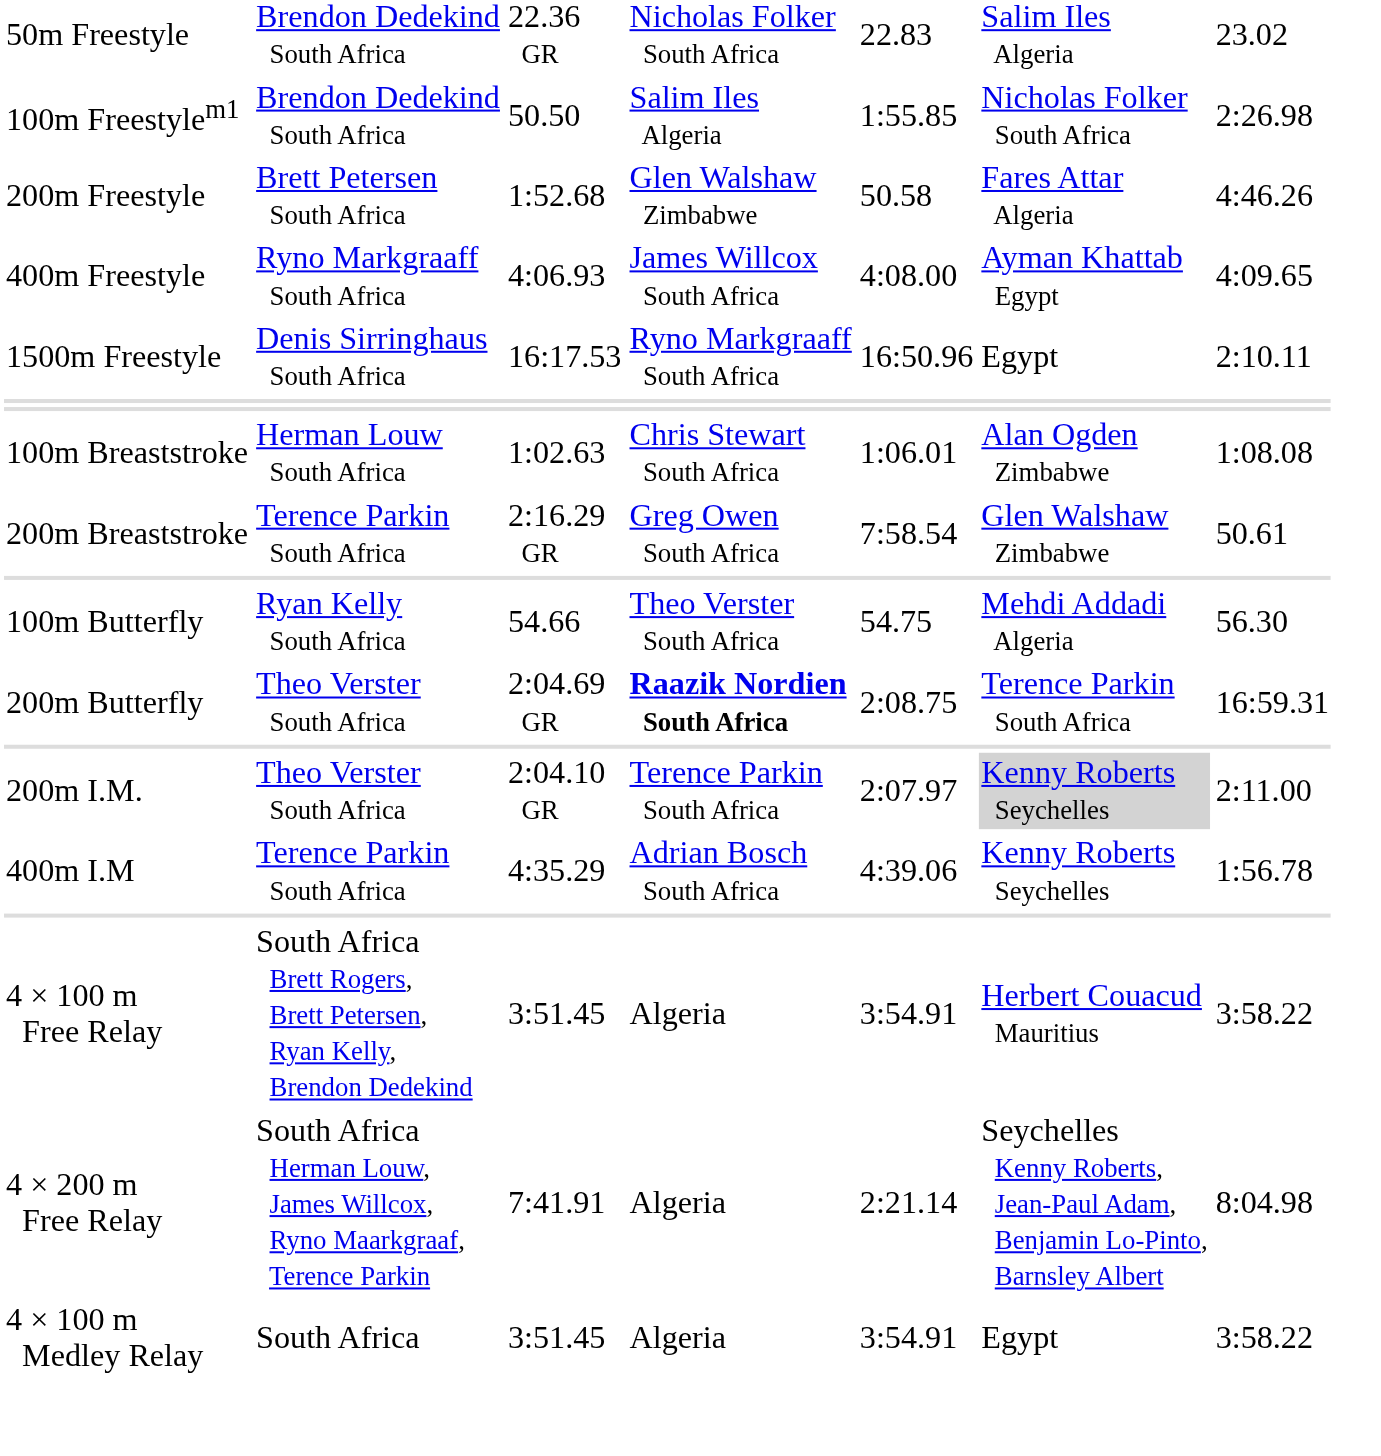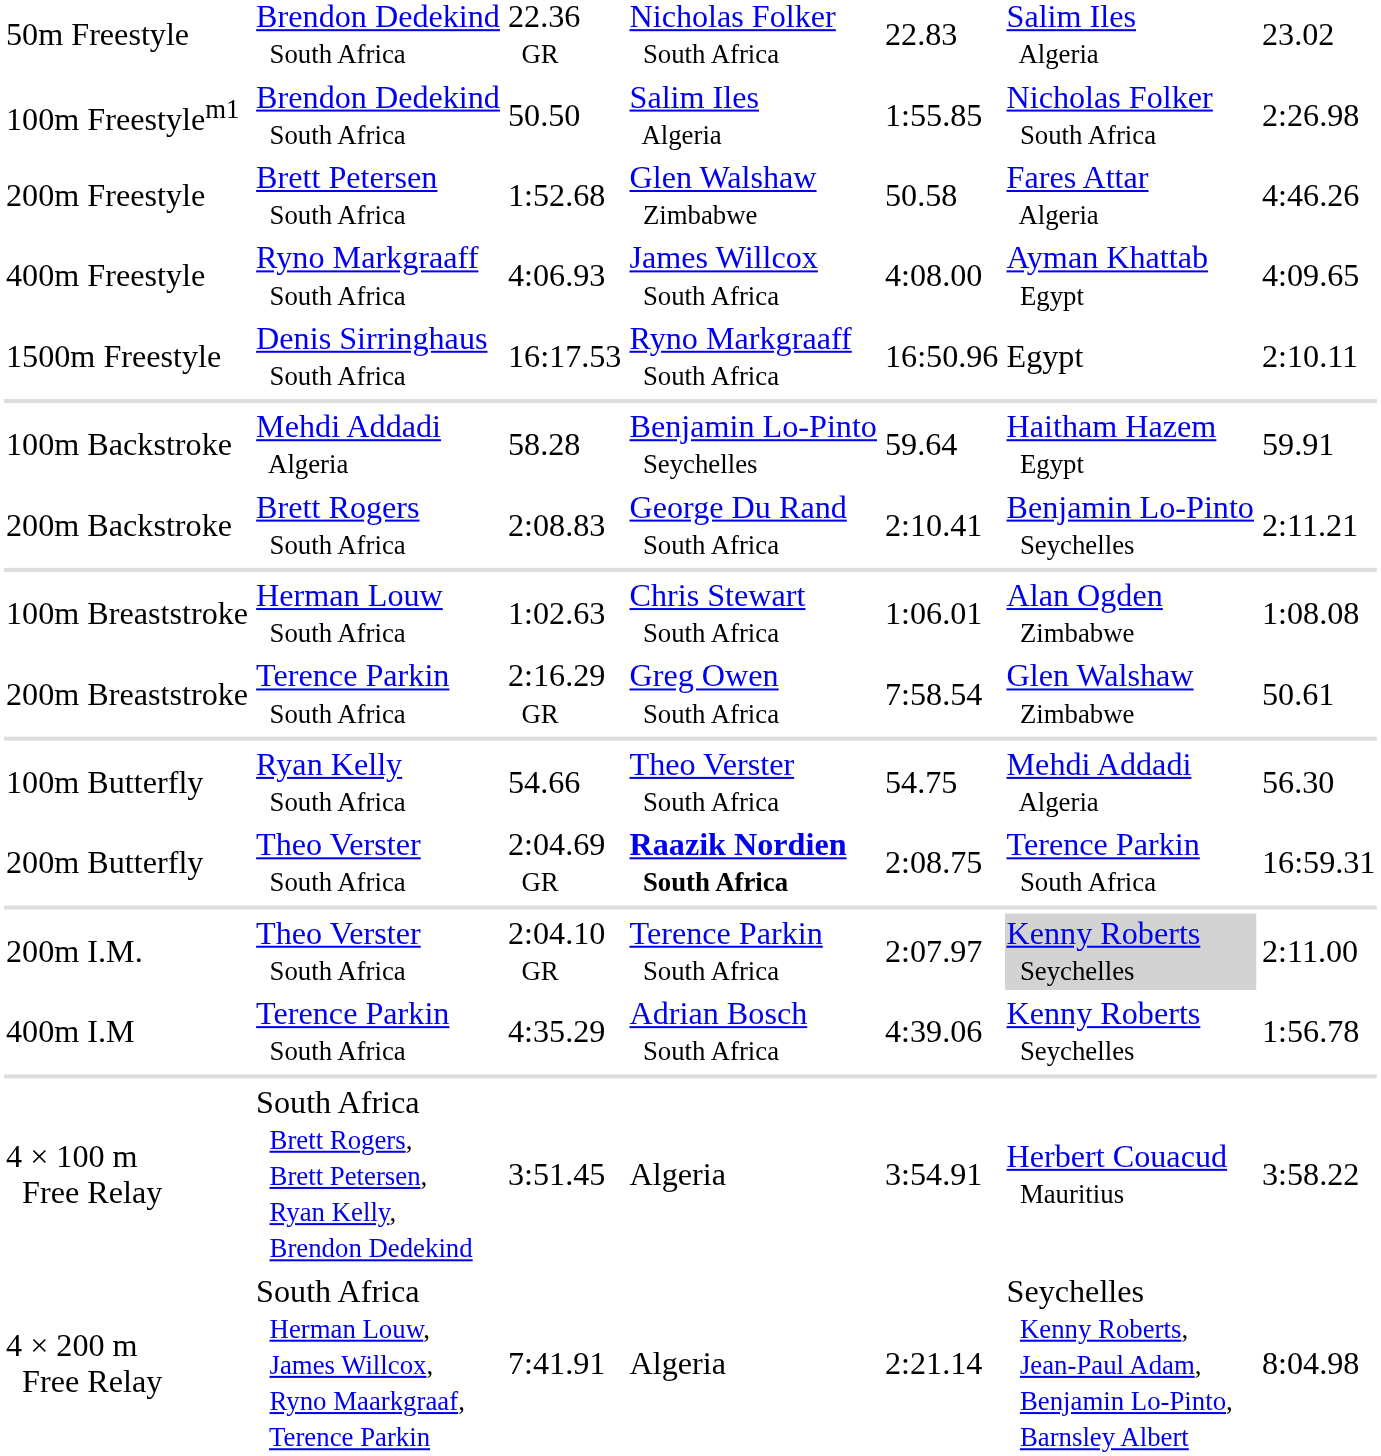+ row: (119, 444)
+ row: (119, 525)
- row: (105, 1337)
